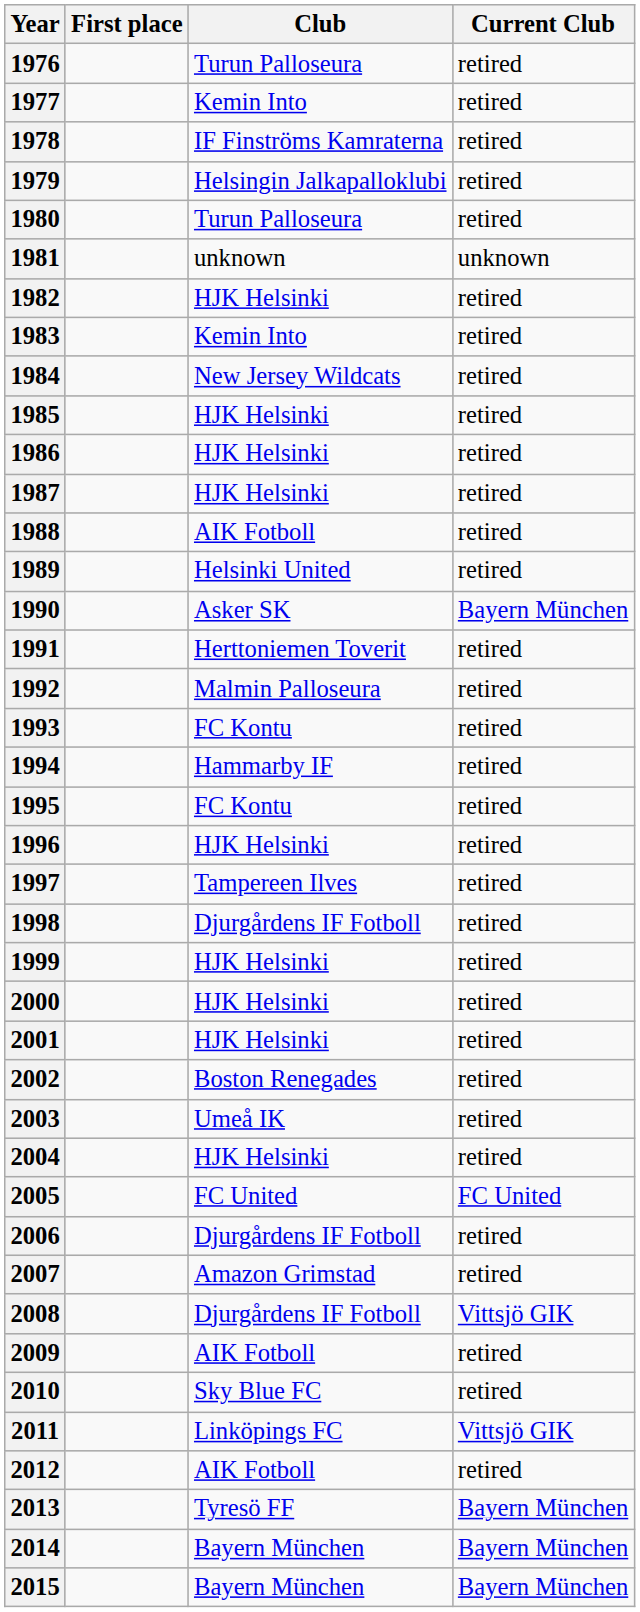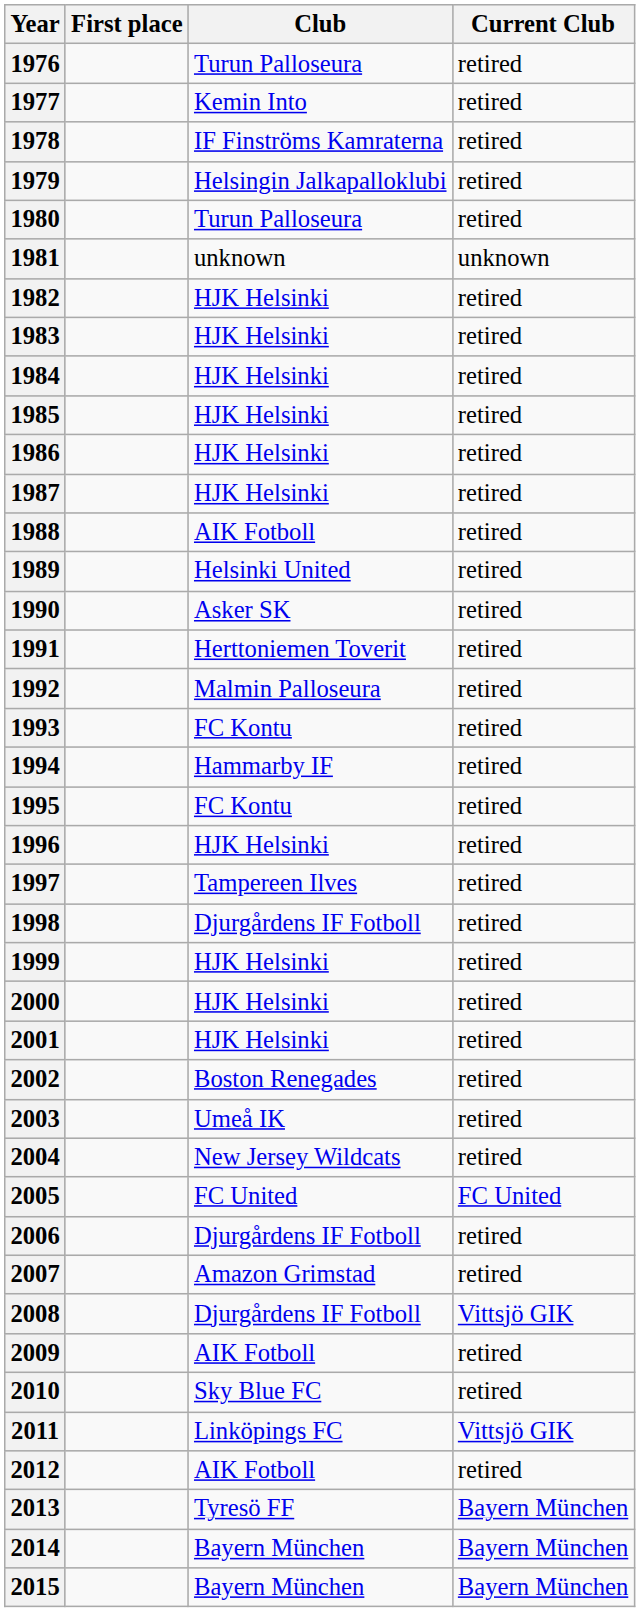(250, 336) Kemin Into -> (261, 336) HJK Helsinki
(297, 375) New Jersey Wildcats -> (261, 375) HJK Helsinki
(543, 610) Bayern München -> (490, 610) retired
(261, 1157) HJK Helsinki -> (297, 1157) New Jersey Wildcats
